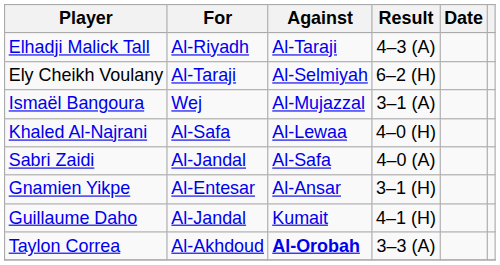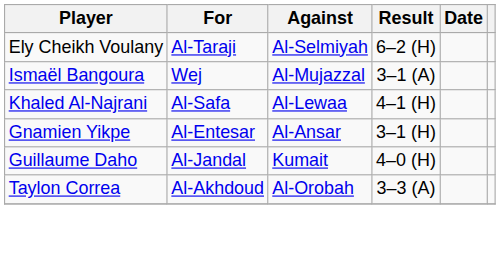- row: (79, 47)
(406, 132) 4–0 (H) -> (406, 103) 4–1 (H)
- row: (52, 160)
(406, 217) 4–1 (H) -> (406, 160) 4–0 (H)
(316, 246) bold -> (313, 189) normal
